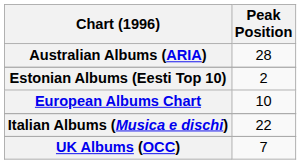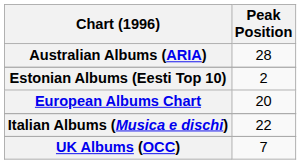(264, 101) 10 -> (264, 101) 20
